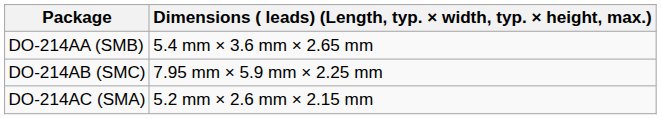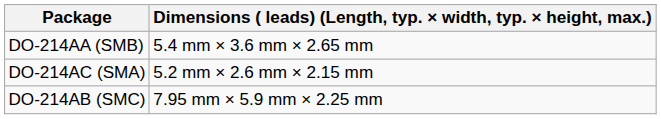rows swapped: (77, 72) <-> (77, 99)
